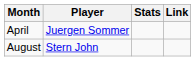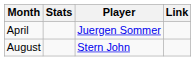columns swapped: (87, 13) <-> (148, 13)
